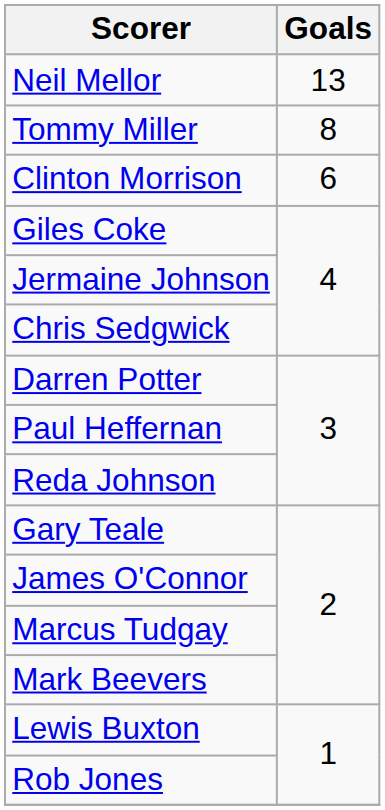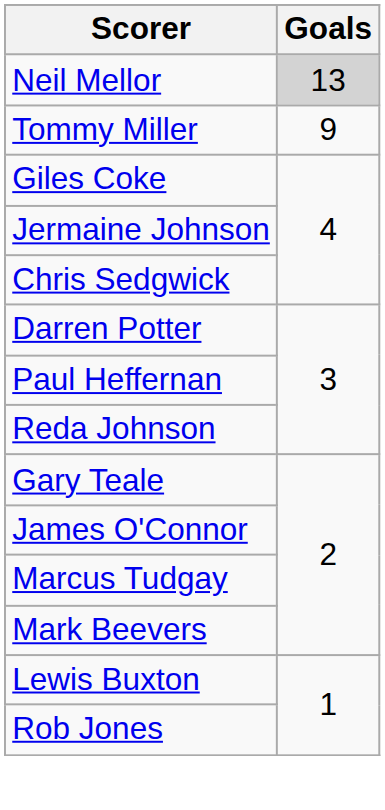(328, 79) no background -> (328, 79) lightgrey background
(328, 129) 8 -> (328, 129) 9
- row: (127, 179)
